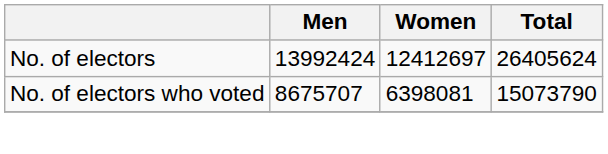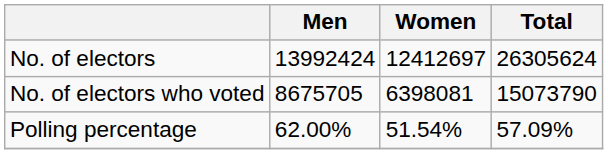(547, 58) 26405624 -> (547, 58) 26305624
(319, 93) 8675707 -> (319, 93) 8675705
+ row: (103, 129)
